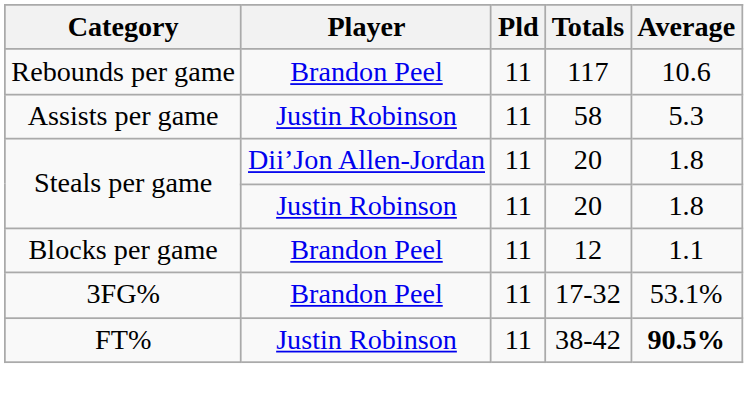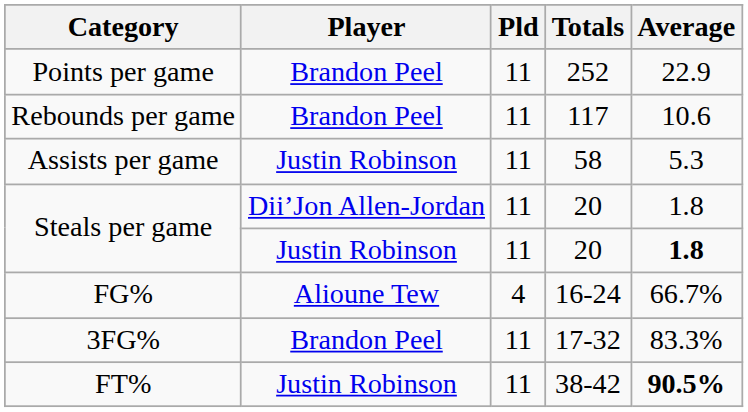+ row: (123, 71)
(686, 205) normal -> (686, 250) bold
- row: (123, 250)
+ row: (123, 294)
(686, 294) 53.1% -> (686, 339) 83.3%
